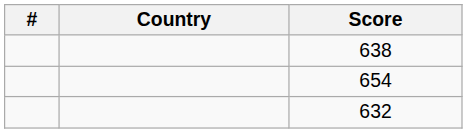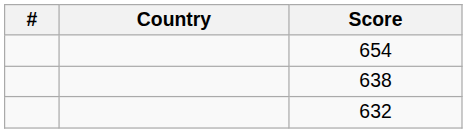rows swapped: (376, 81) <-> (376, 50)
